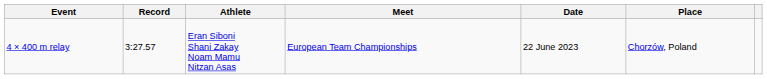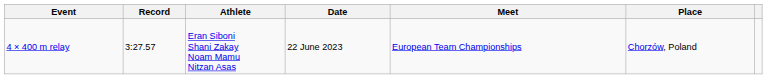columns swapped: (573, 12) <-> (403, 12)
